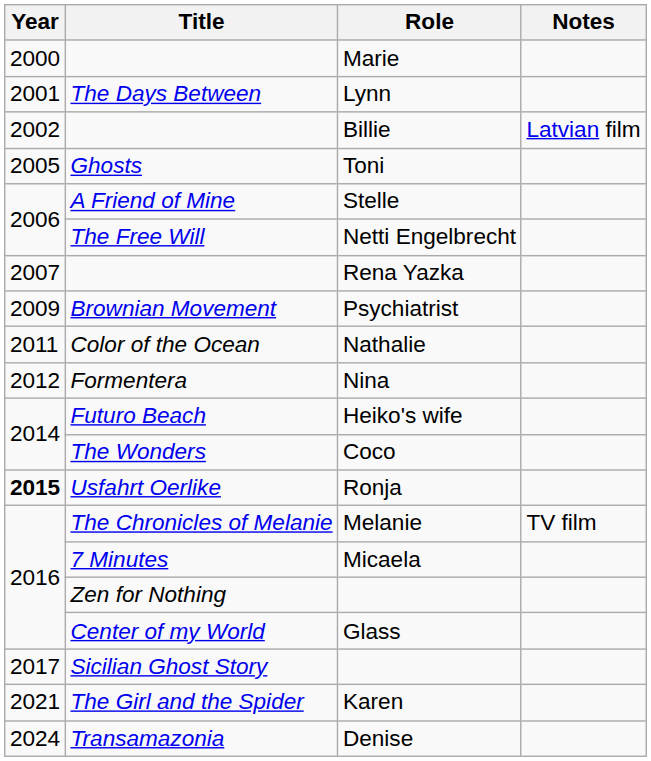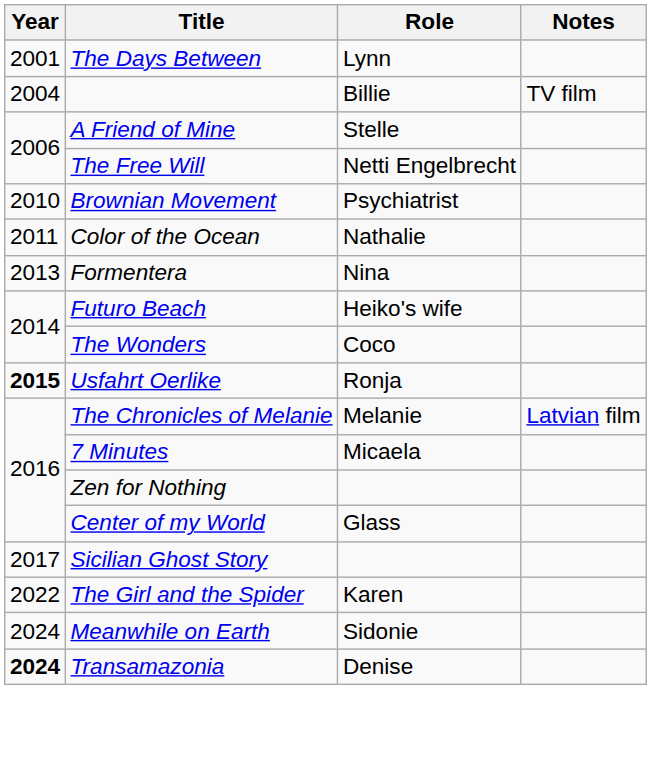- row: (202, 58)
(35, 129) 2002 -> (35, 93) 2004
(583, 129) Latvian film -> (562, 93) TV film
- row: (106, 165)
- row: (202, 273)
(35, 308) 2009 -> (35, 201) 2010
(35, 380) 2012 -> (35, 272) 2013
(562, 523) TV film -> (583, 415) Latvian film
(35, 702) 2021 -> (35, 594) 2022
+ row: (170, 630)
(35, 737) normal -> (35, 666) bold
